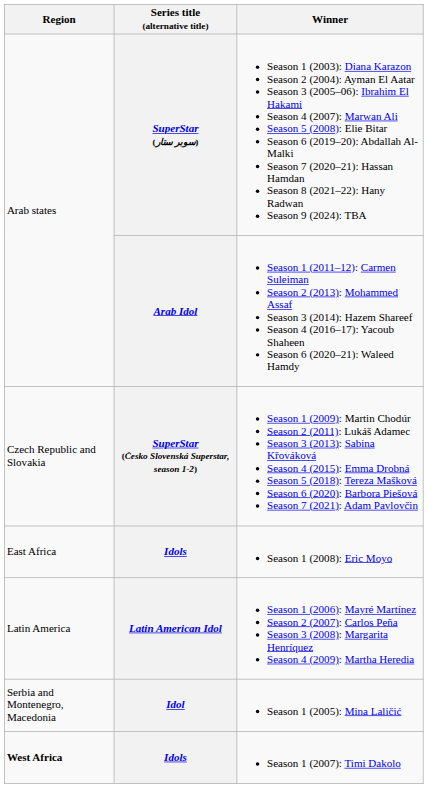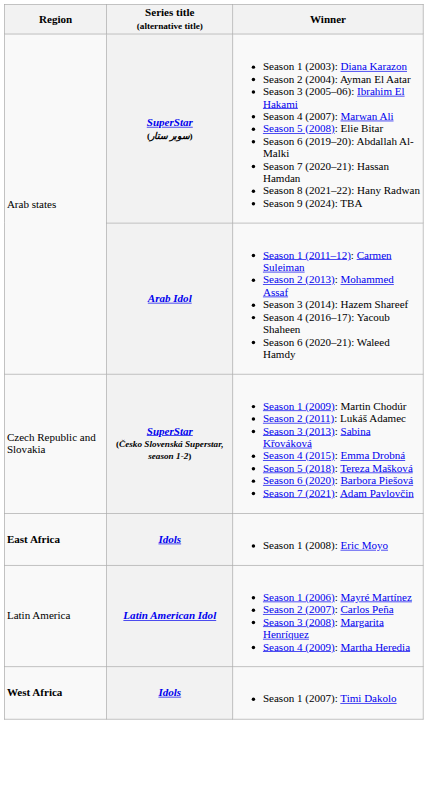(32, 551) normal -> (33, 539) bold
- row: (330, 712)
